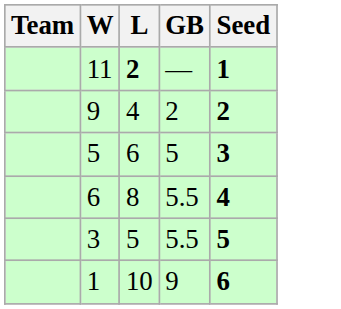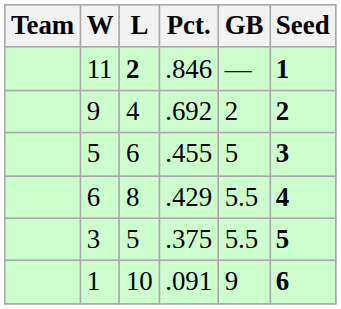+ column: (189, 25)
